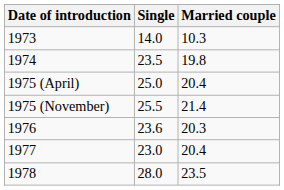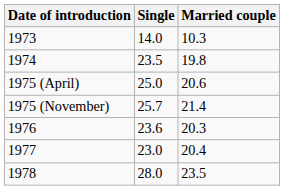(194, 83) 20.4 -> (194, 83) 20.6
(150, 106) 25.5 -> (150, 106) 25.7
